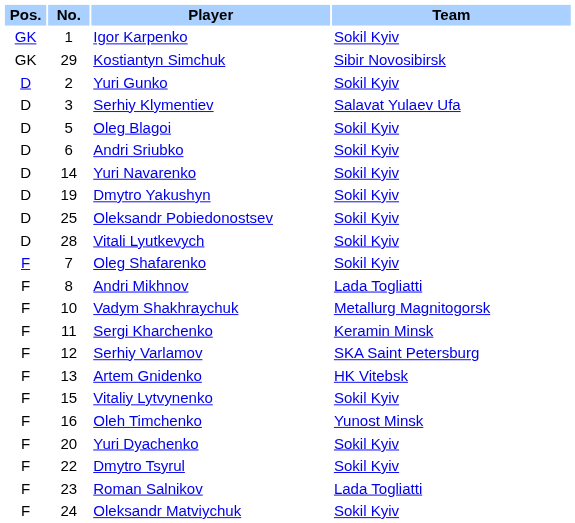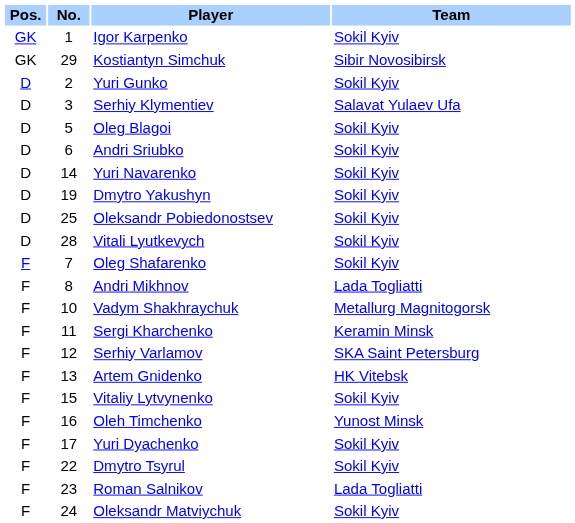(69, 443) 20 -> (69, 443) 17
